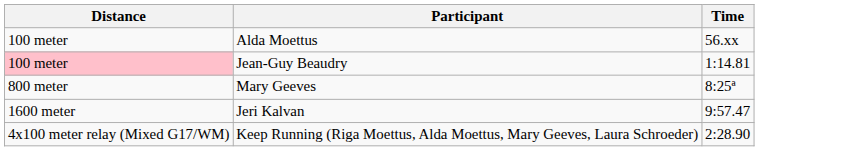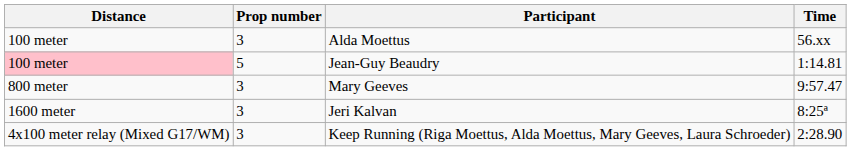+ column: (279, 16)
(720, 87) 8:25ª -> (820, 87) 9:57.47
(728, 110) 9:57.47 -> (813, 110) 8:25ª
